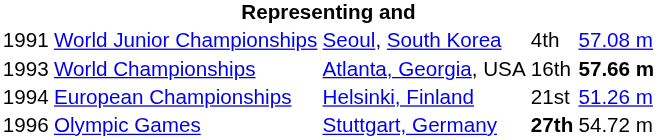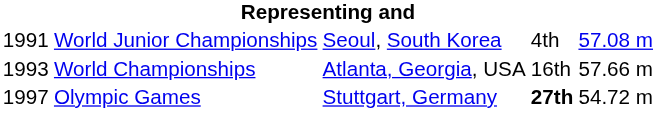(616, 69) bold -> (616, 69) normal
- row: (173, 97)
(26, 125) 1996 -> (26, 97) 1997
